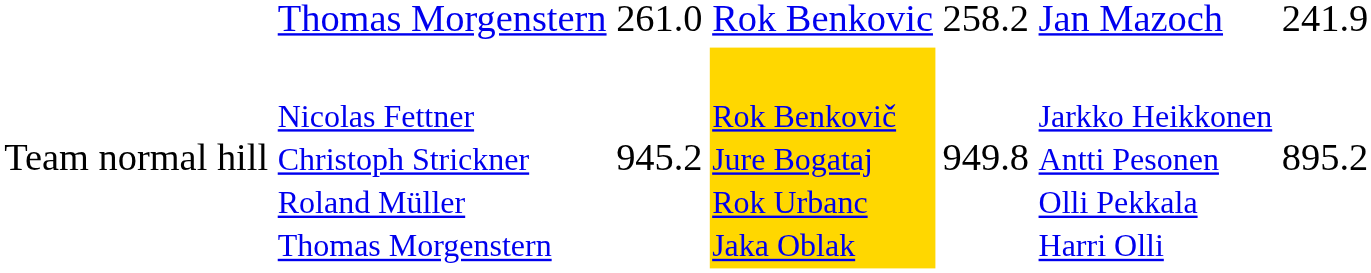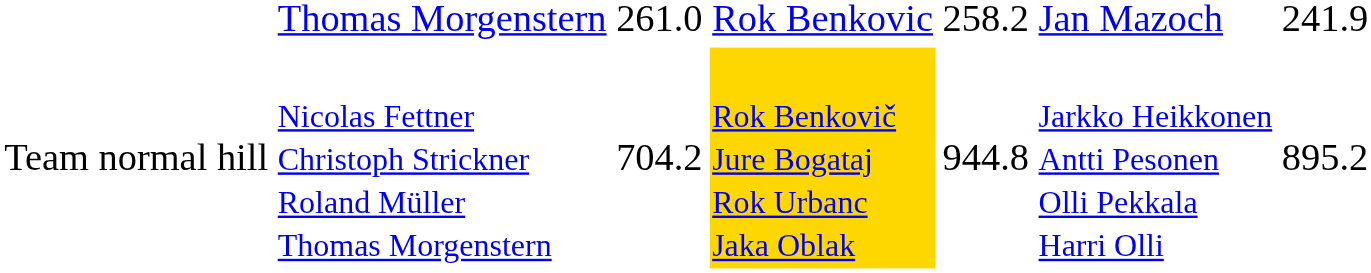(659, 157) 945.2 -> (659, 157) 704.2
(986, 157) 949.8 -> (986, 157) 944.8
